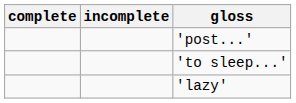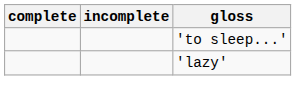- row: (215, 40)
